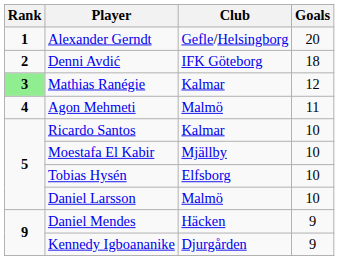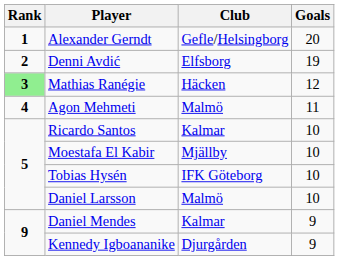(222, 61) IFK Göteborg -> (206, 61) Elfsborg
(313, 61) 18 -> (313, 61) 19
(203, 84) Kalmar -> (203, 84) Häcken
(206, 175) Elfsborg -> (222, 175) IFK Göteborg
(203, 221) Häcken -> (203, 221) Kalmar
